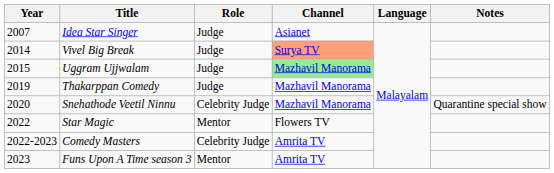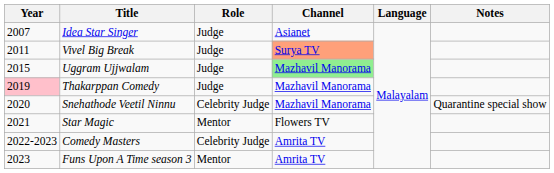(19, 50) 2014 -> (18, 50) 2011
(19, 86) no background -> (19, 86) pink background
(19, 123) 2022 -> (19, 123) 2021
